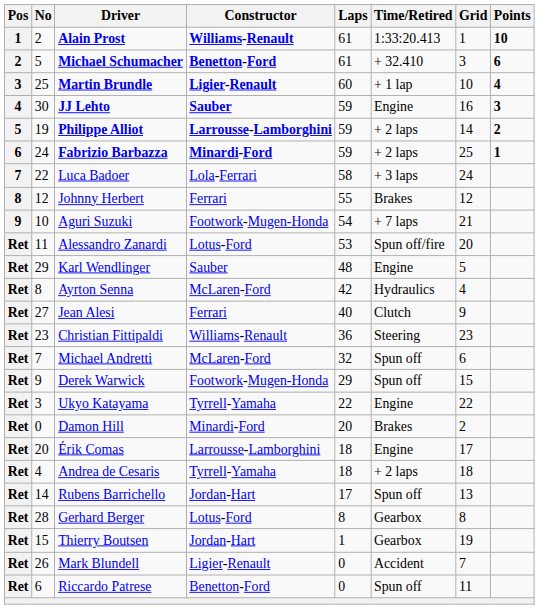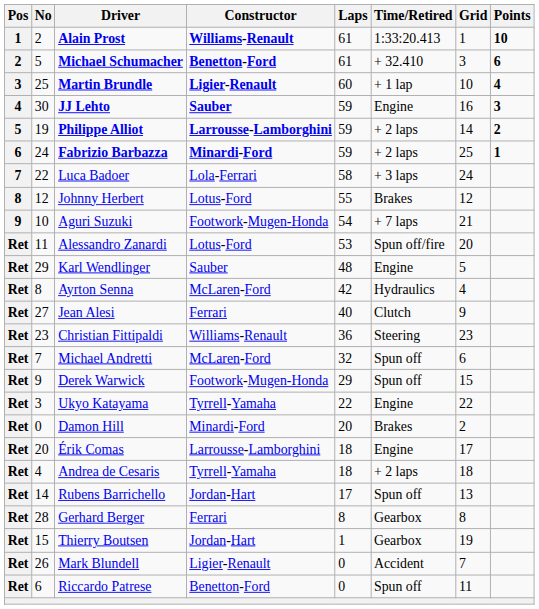(208, 198) Ferrari -> (220, 198) Lotus-Ford
(220, 517) Lotus-Ford -> (208, 517) Ferrari
